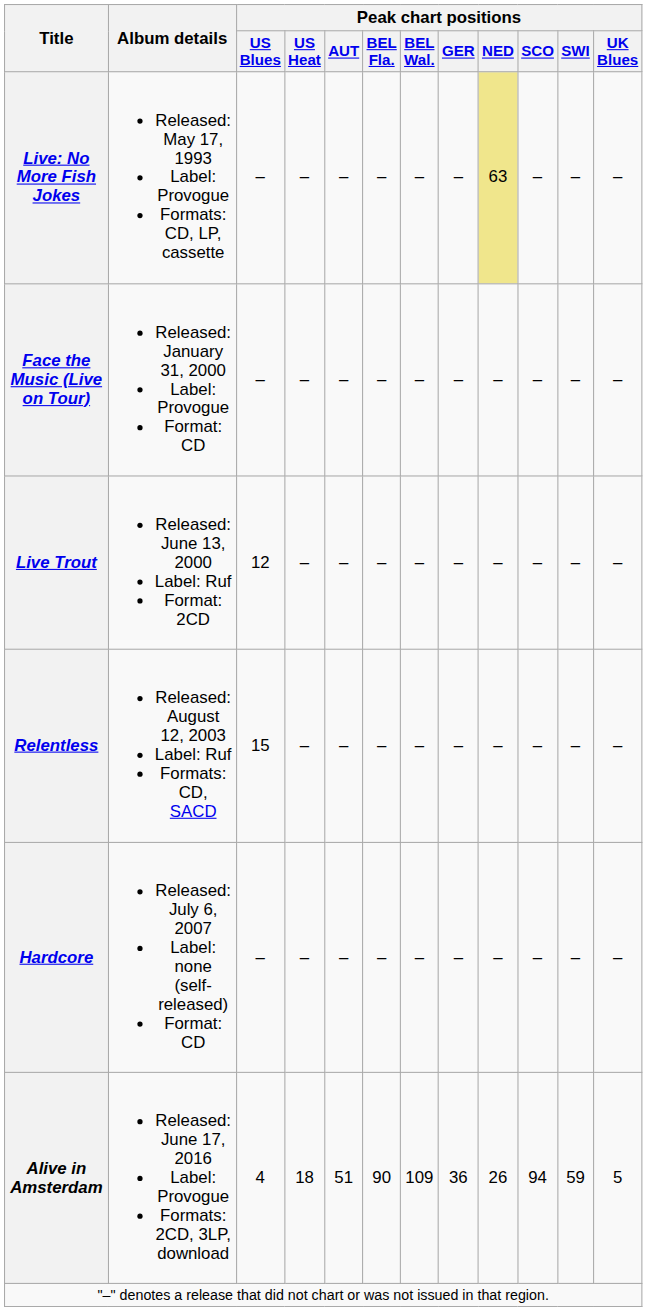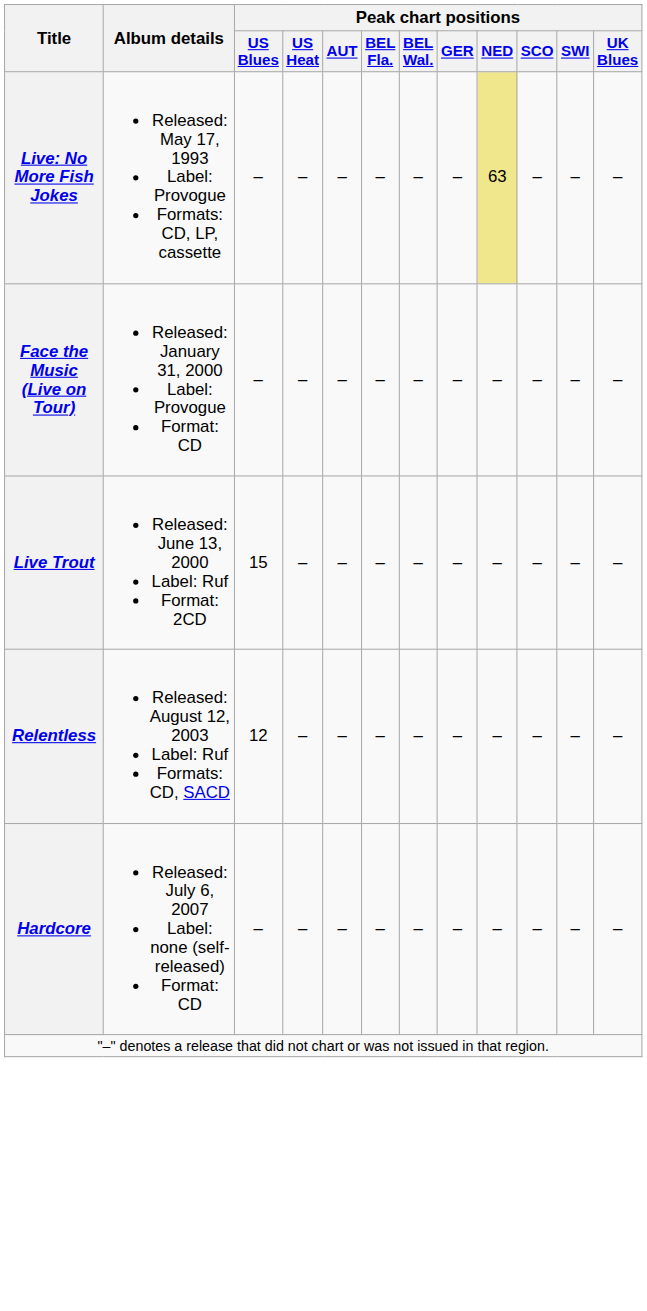(260, 562) 12 -> (258, 562) 15
(260, 745) 15 -> (258, 736) 12
- row: (56, 1178)
